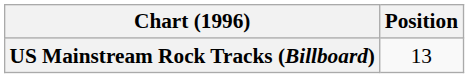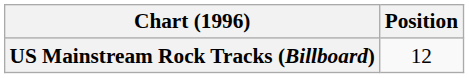(421, 55) 13 -> (421, 55) 12
